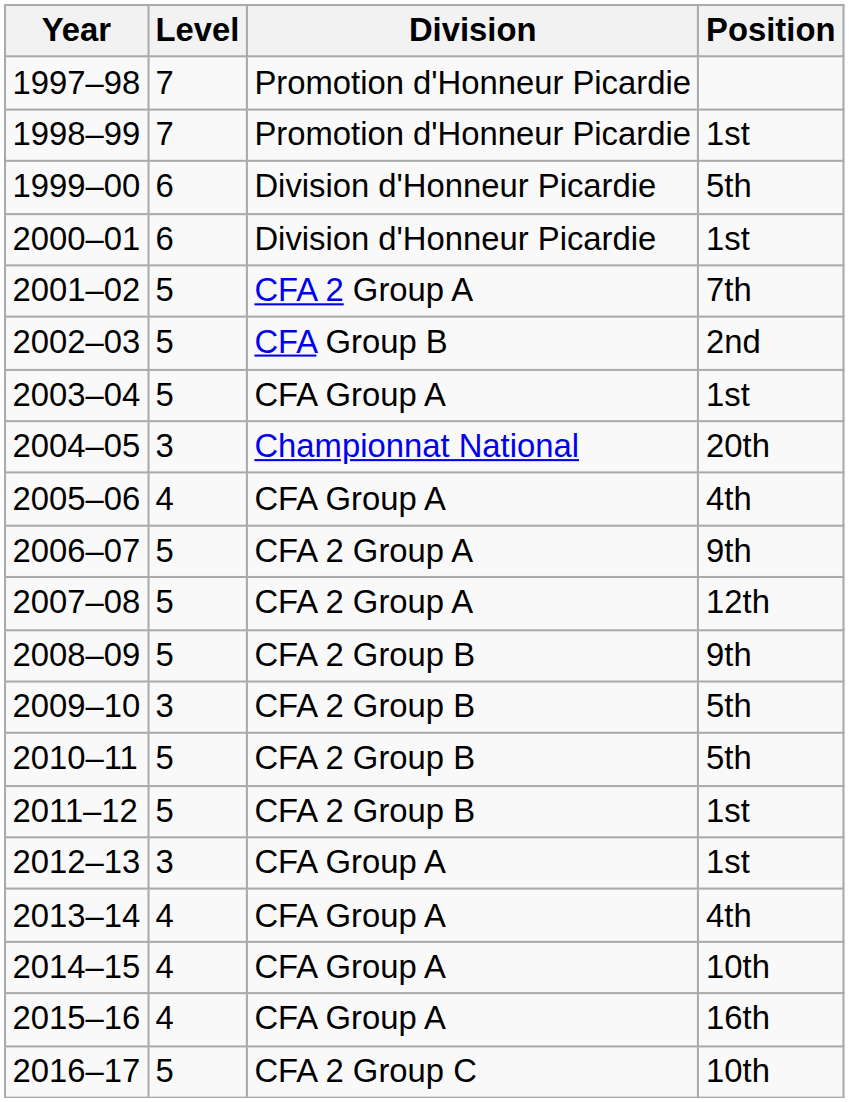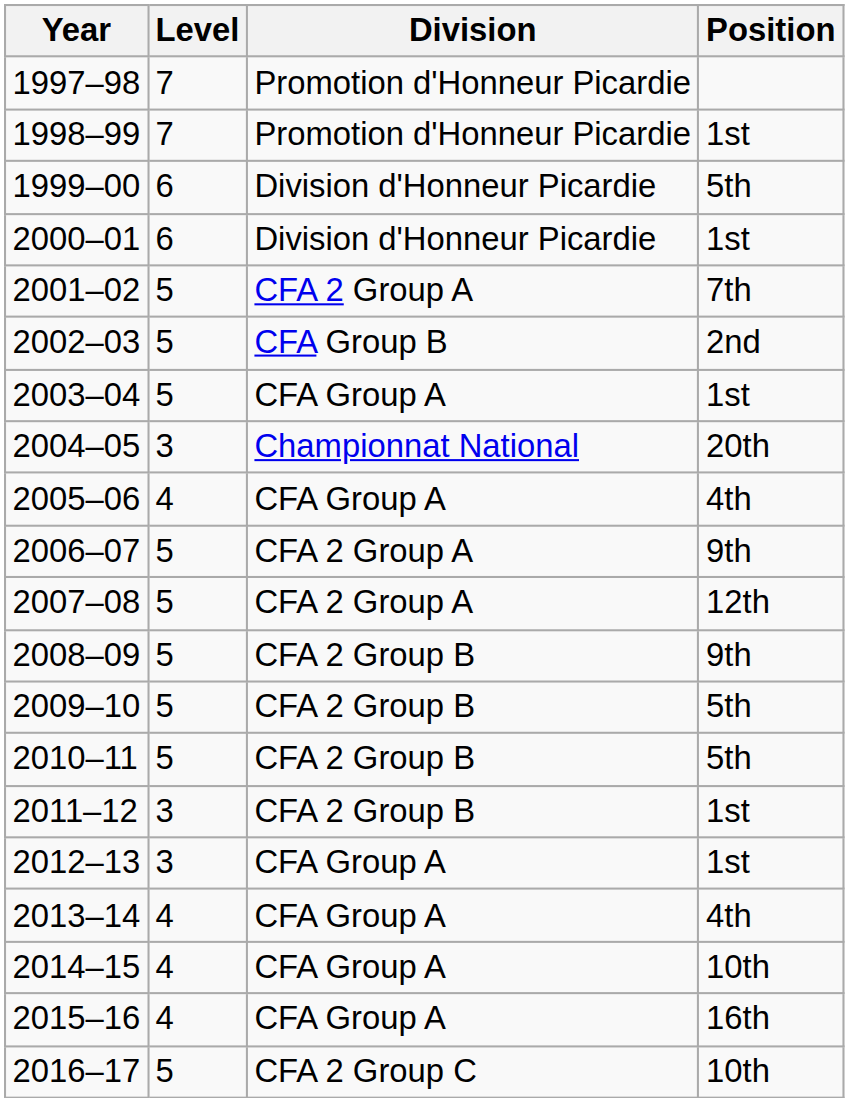(165, 706) 3 -> (165, 706) 5
(165, 810) 5 -> (165, 810) 3
